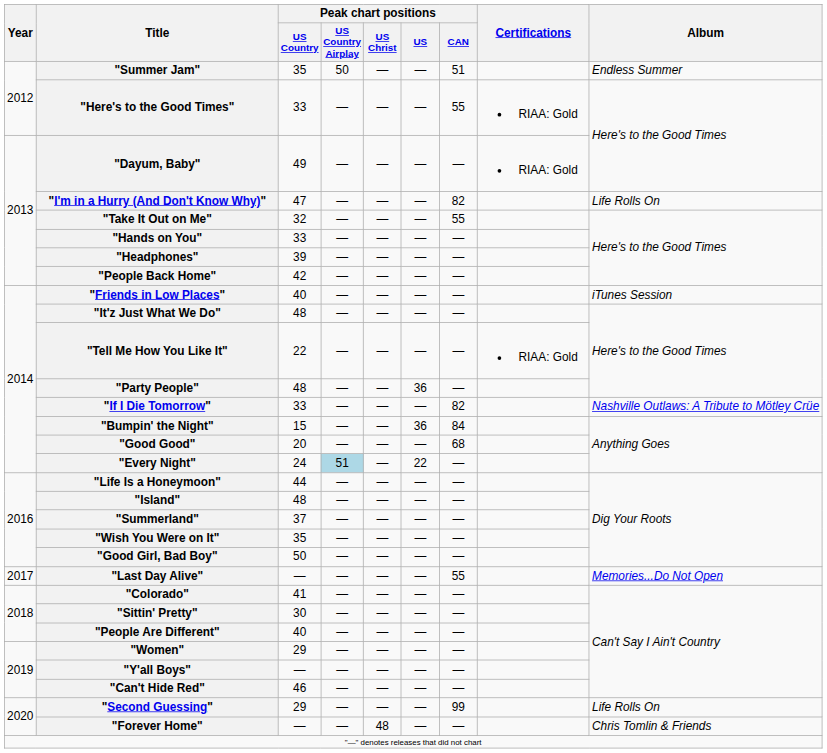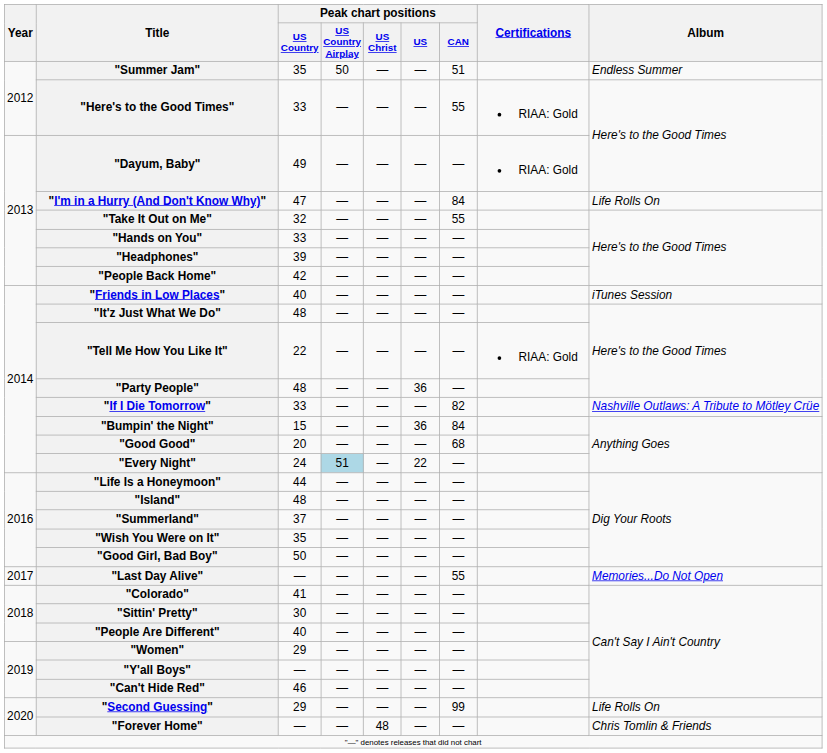(458, 200) 82 -> (458, 200) 84
